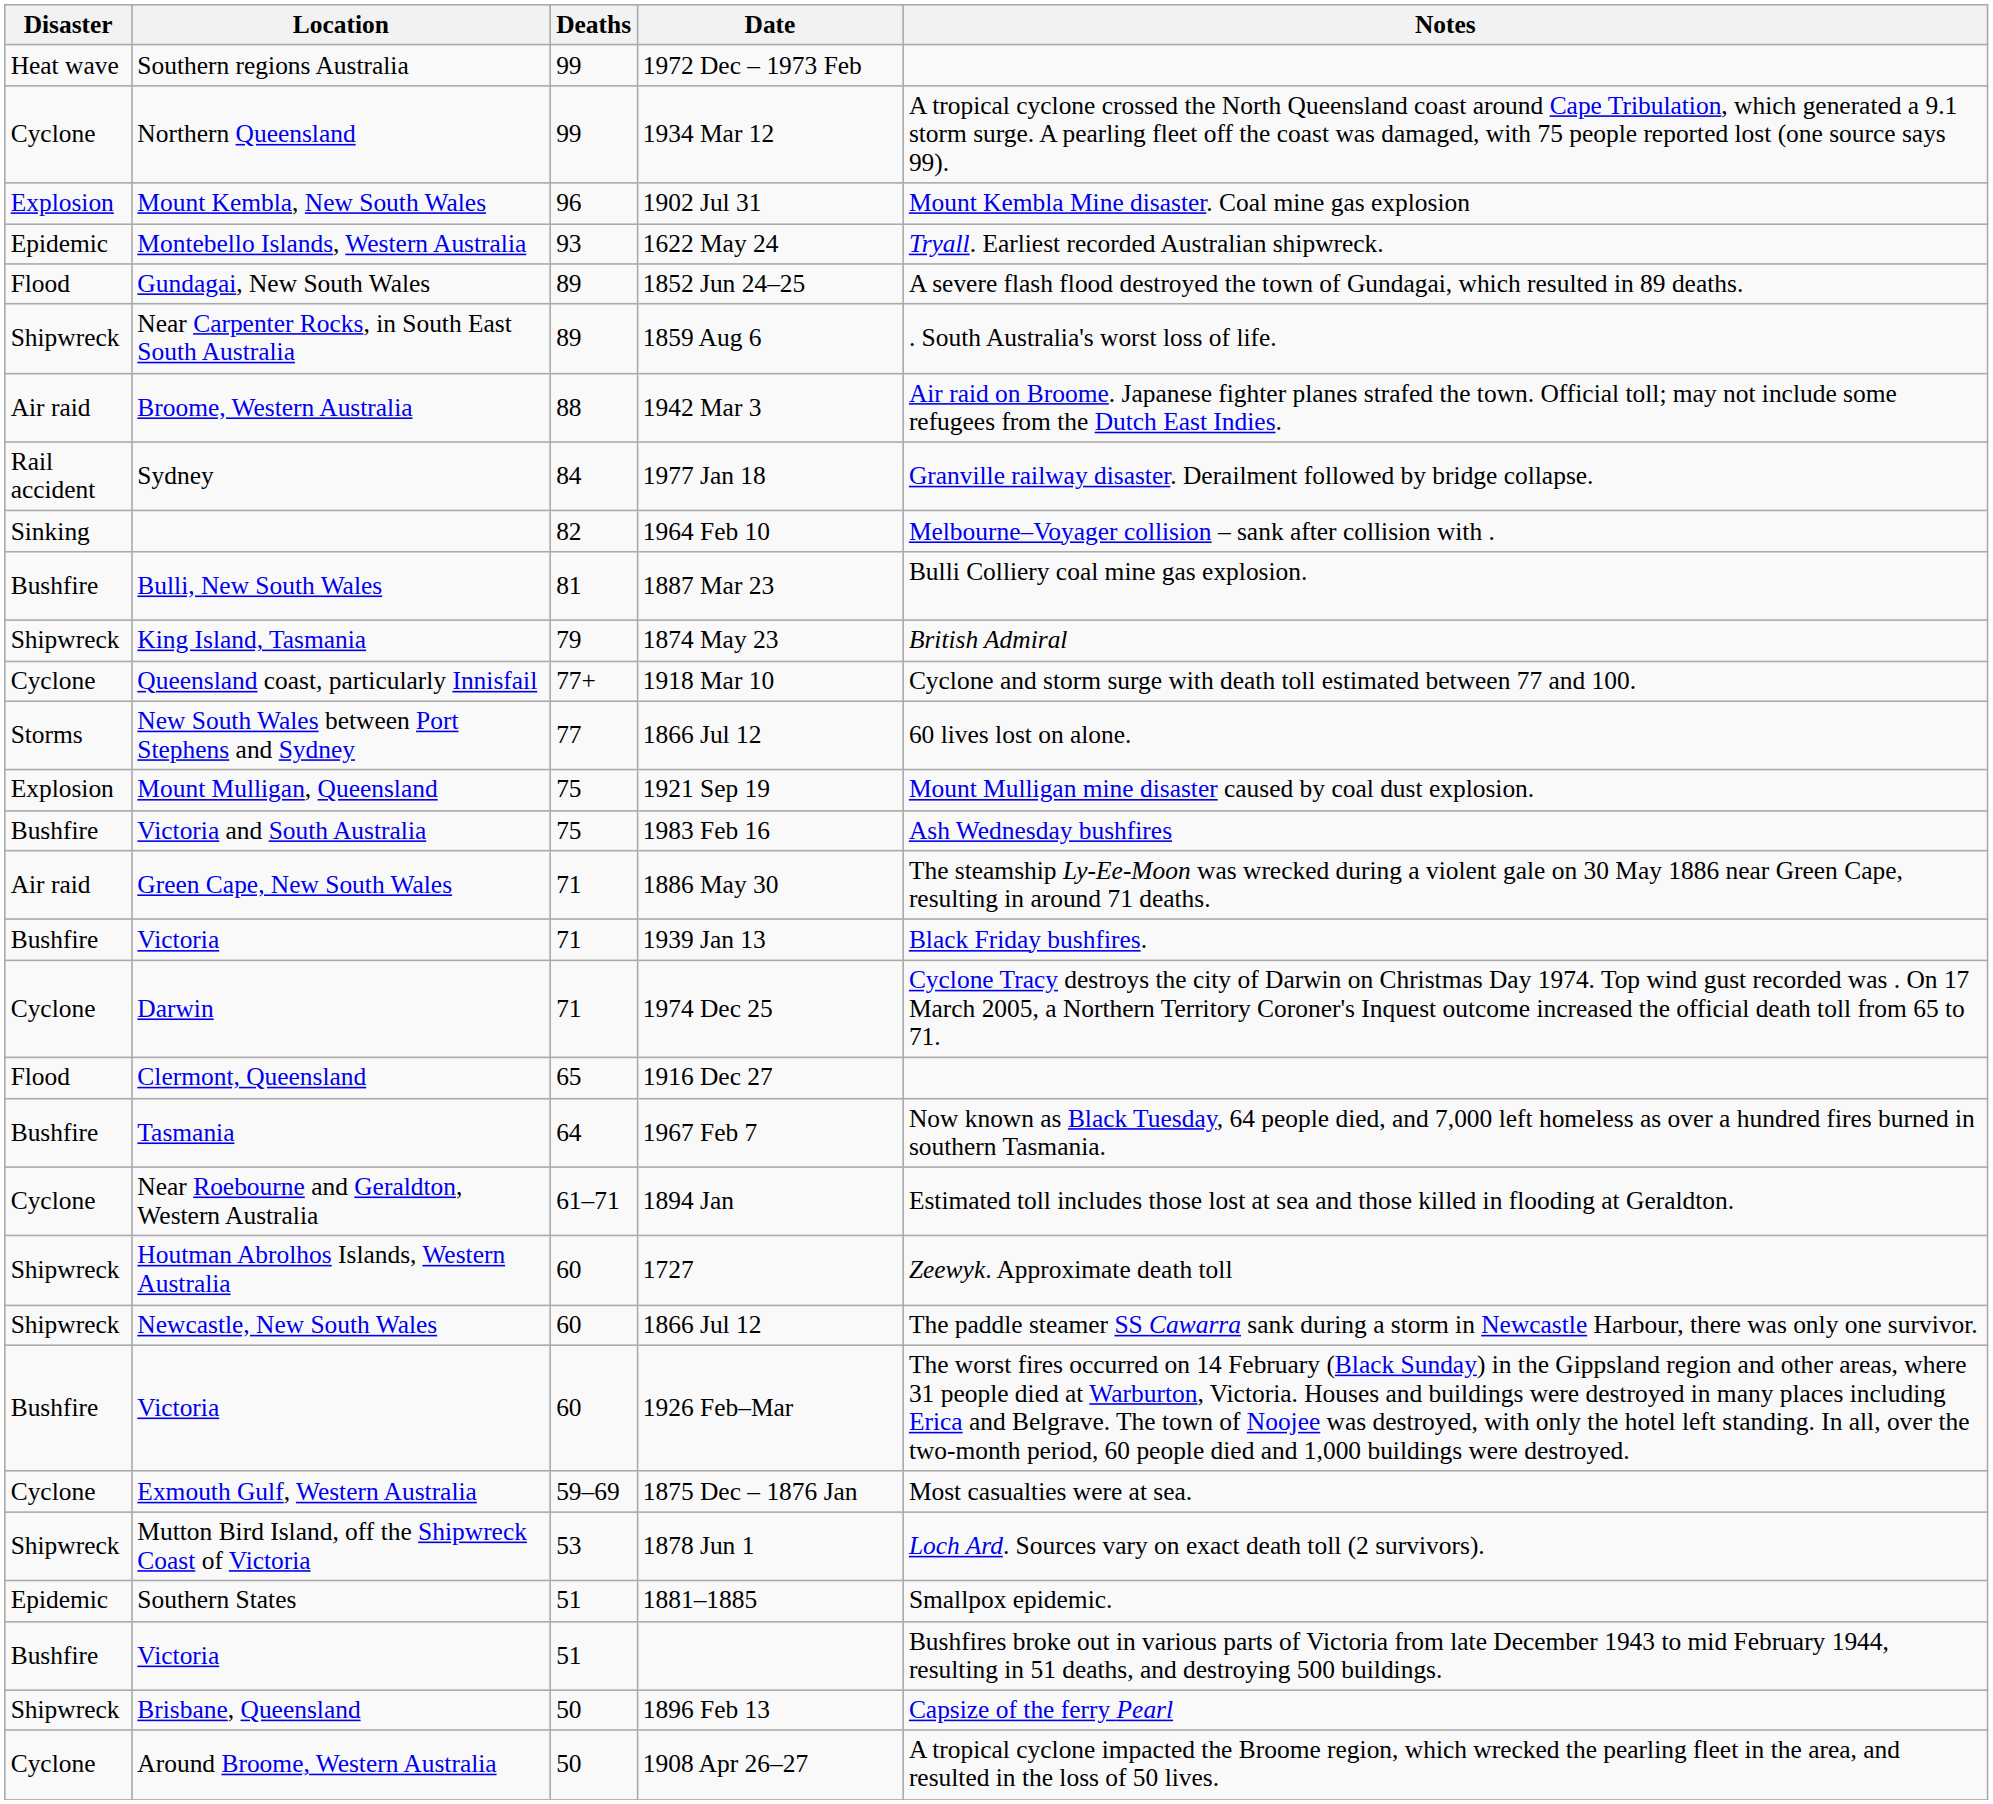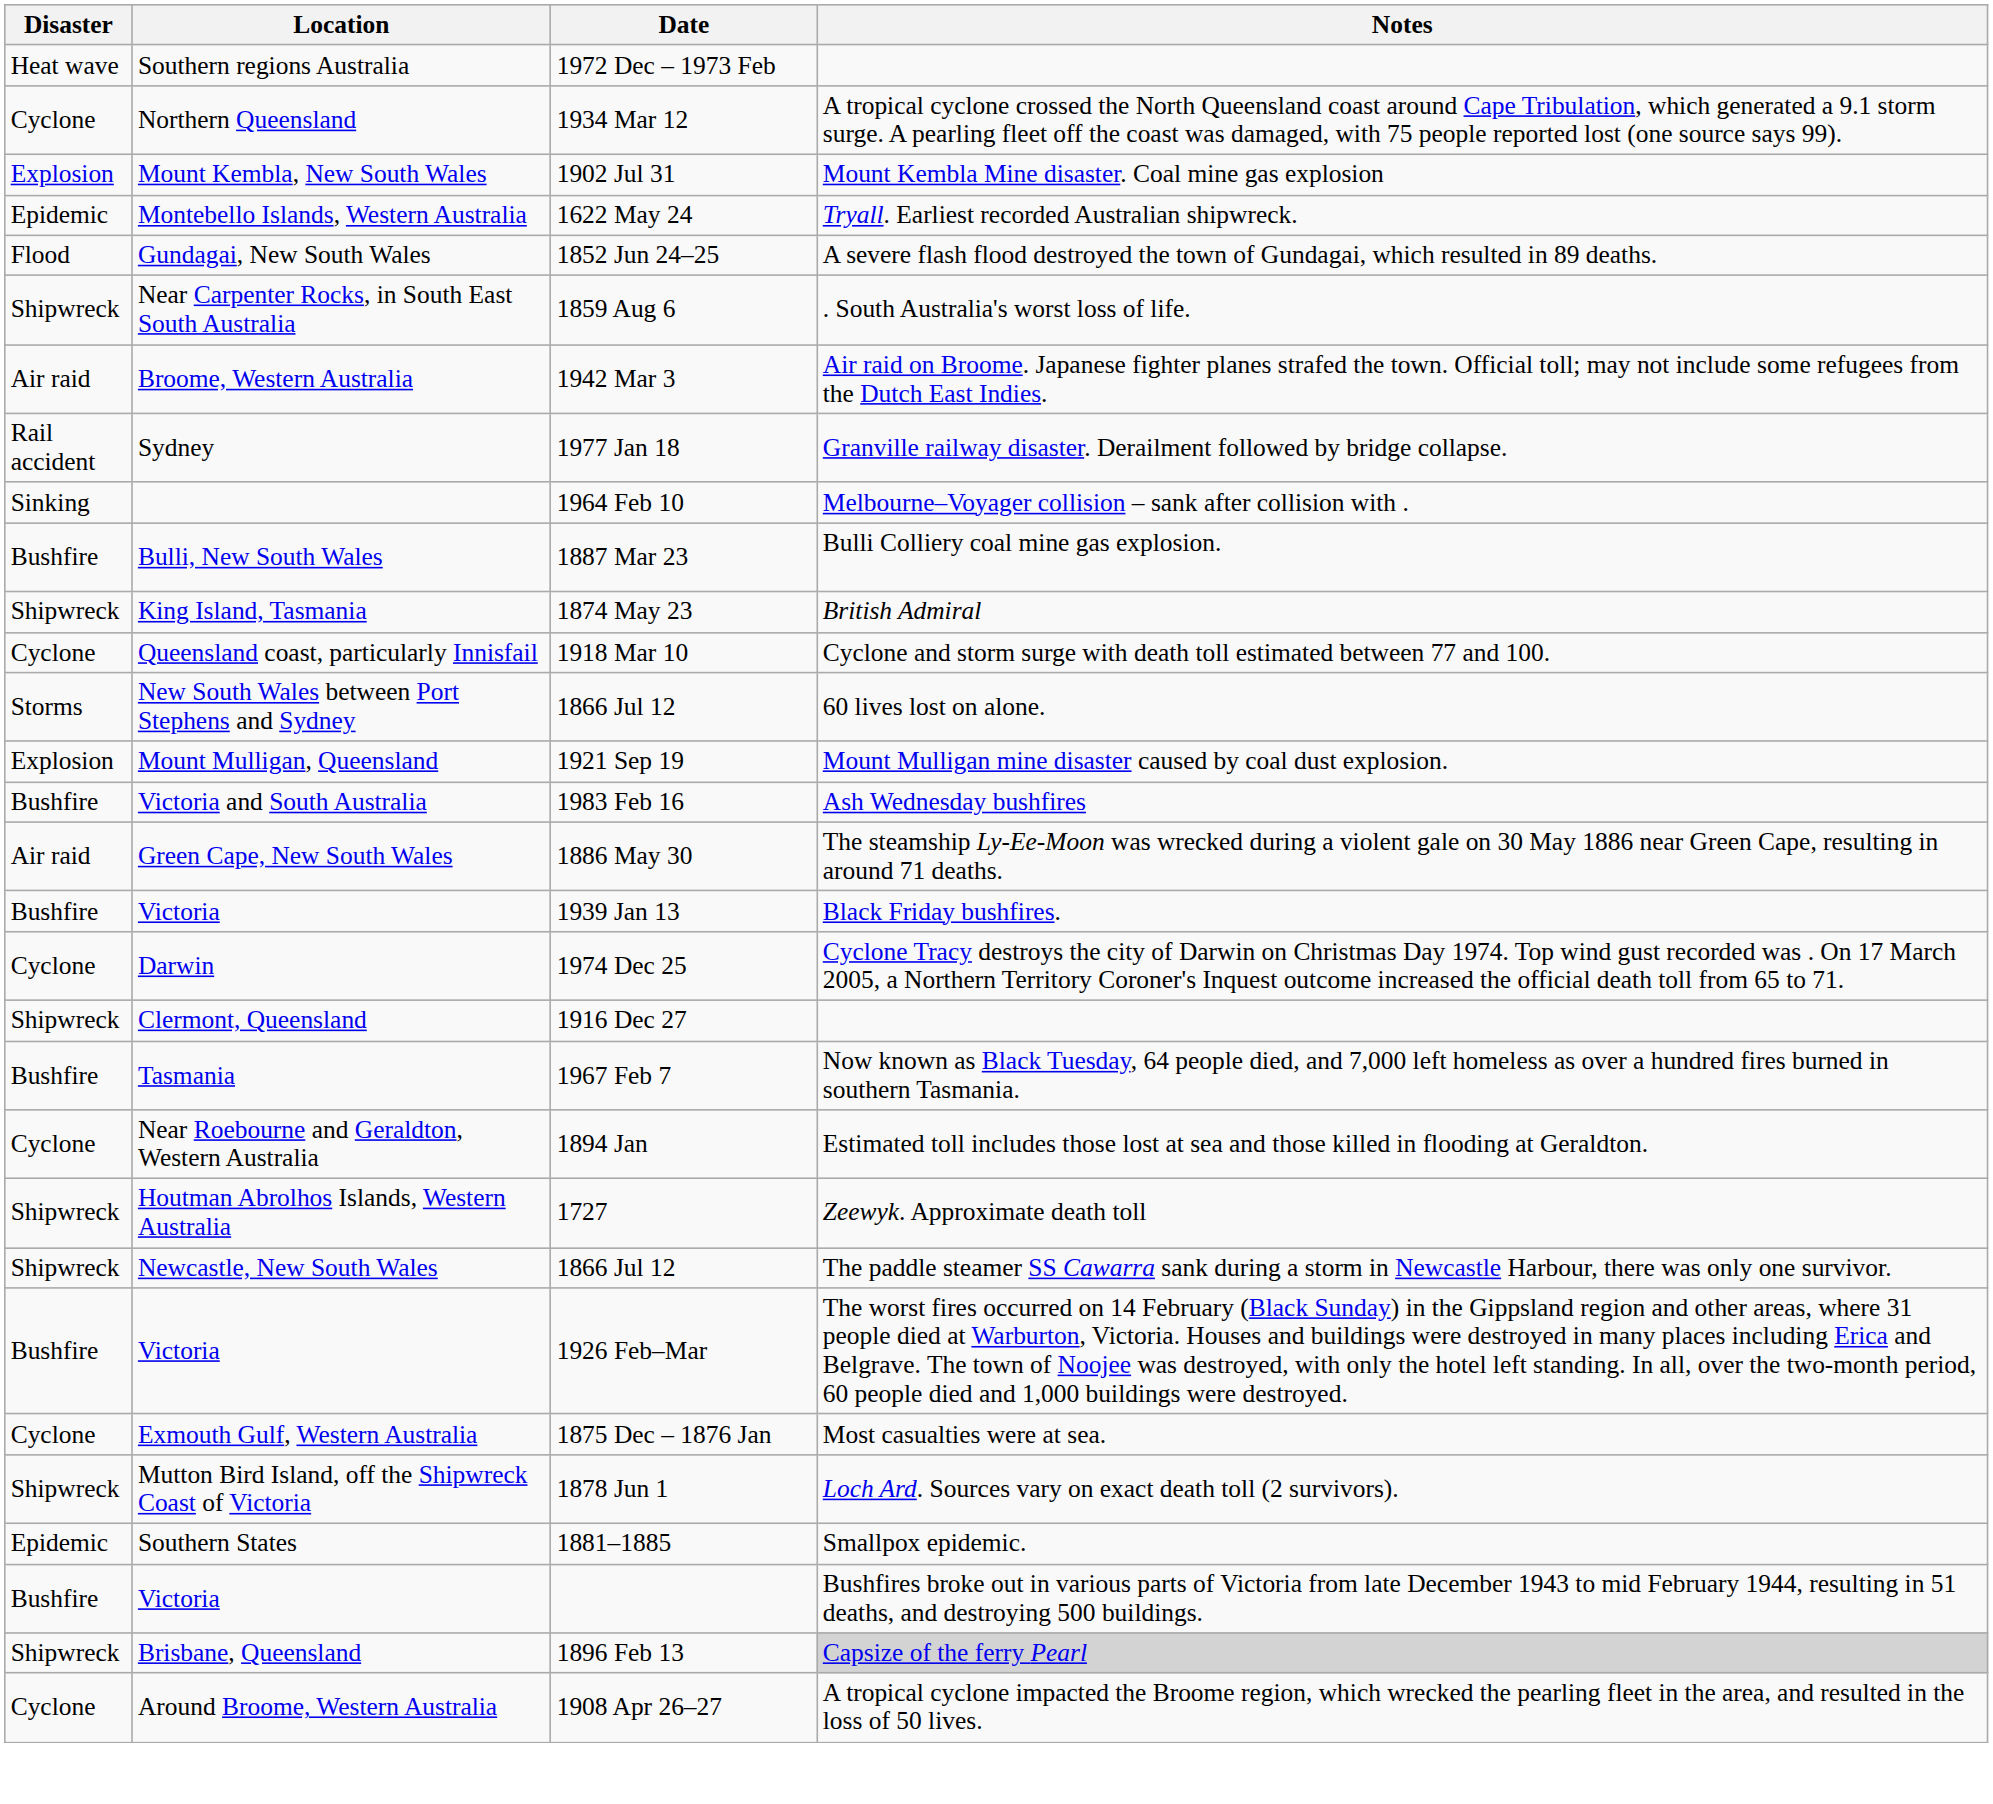- column: (594, 24)
(40, 1077) Flood -> (65, 1020) Shipwreck
(1041, 1709) no background -> (955, 1652) lightgrey background
